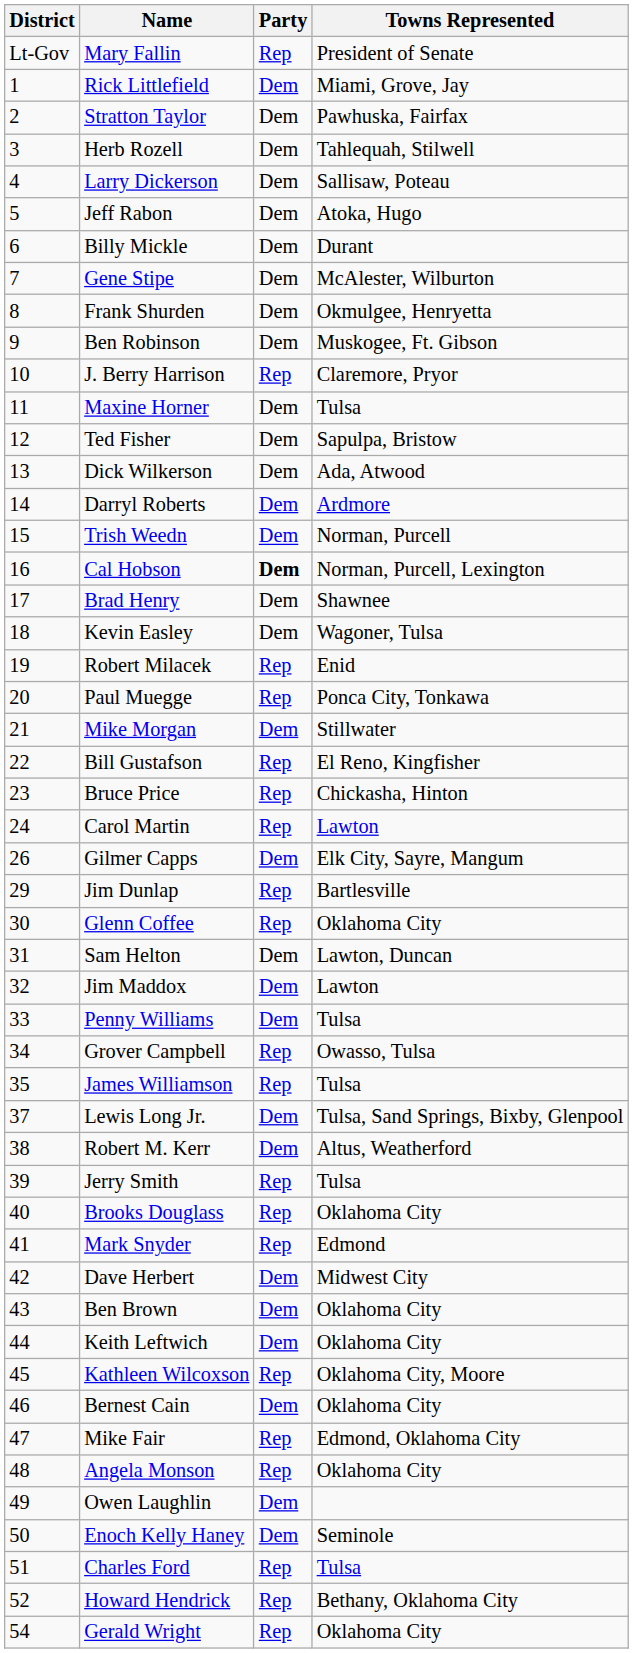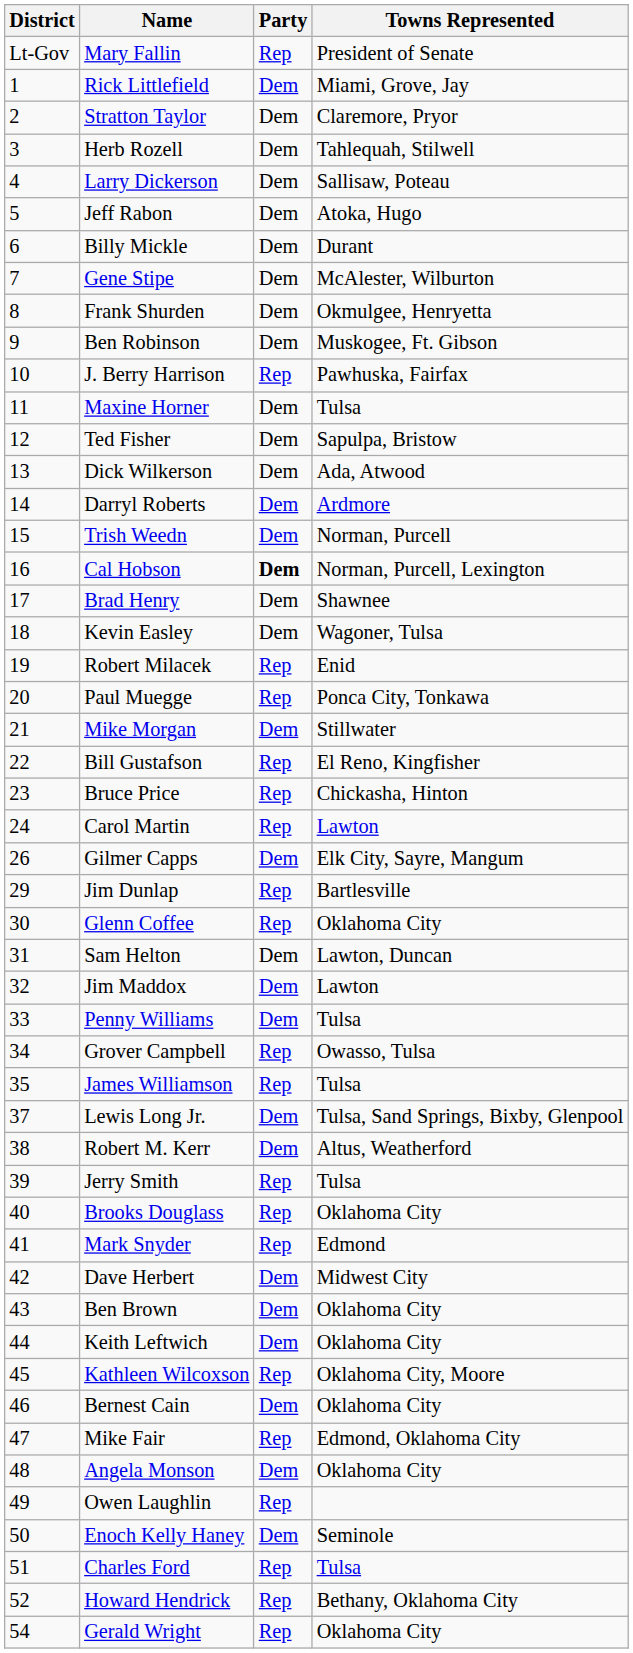(392, 117) Pawhuska, Fairfax -> (387, 117) Claremore, Pryor
(387, 375) Claremore, Pryor -> (392, 375) Pawhuska, Fairfax
(275, 1470) Rep -> (279, 1470) Dem
(279, 1503) Dem -> (275, 1503) Rep
